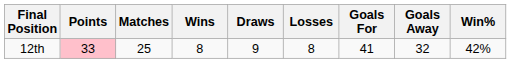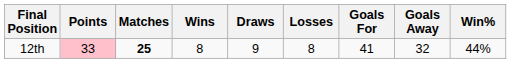(144, 49) normal -> (144, 49) bold
(478, 49) 42% -> (478, 49) 44%
